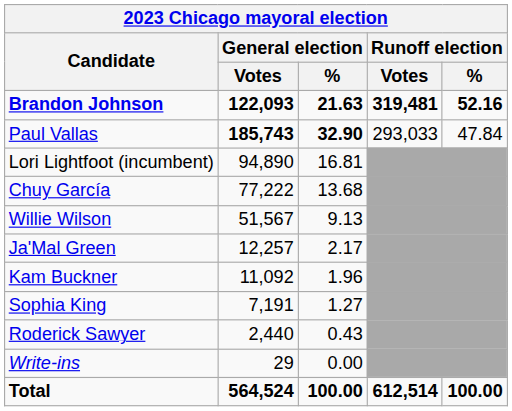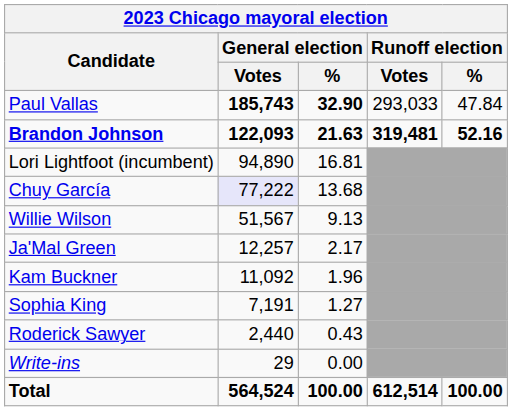rows swapped: (86, 104) <-> (53, 133)
(266, 190) no background -> (266, 190) lavender background
